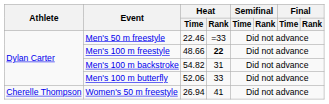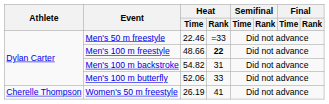(194, 93) 26.94 -> (194, 93) 26.19
